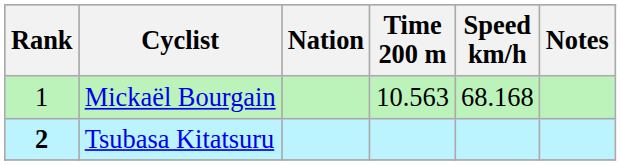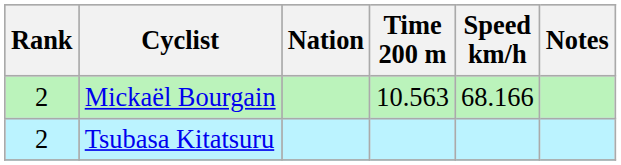(42, 97) 1 -> (42, 97) 2
(497, 97) 68.168 -> (497, 97) 68.166
(42, 138) bold -> (42, 138) normal
